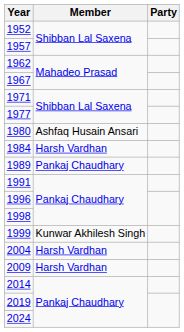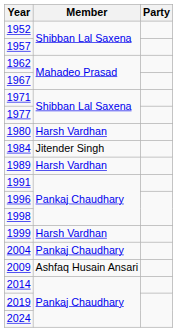(87, 132) Ashfaq Husain Ansari -> (71, 132) Harsh Vardhan
(71, 149) Harsh Vardhan -> (70, 149) Jitender Singh
(80, 166) Pankaj Chaudhary -> (71, 166) Harsh Vardhan
(90, 234) Kunwar Akhilesh Singh -> (71, 234) Harsh Vardhan
(71, 251) Harsh Vardhan -> (80, 251) Pankaj Chaudhary
(71, 268) Harsh Vardhan -> (87, 268) Ashfaq Husain Ansari
